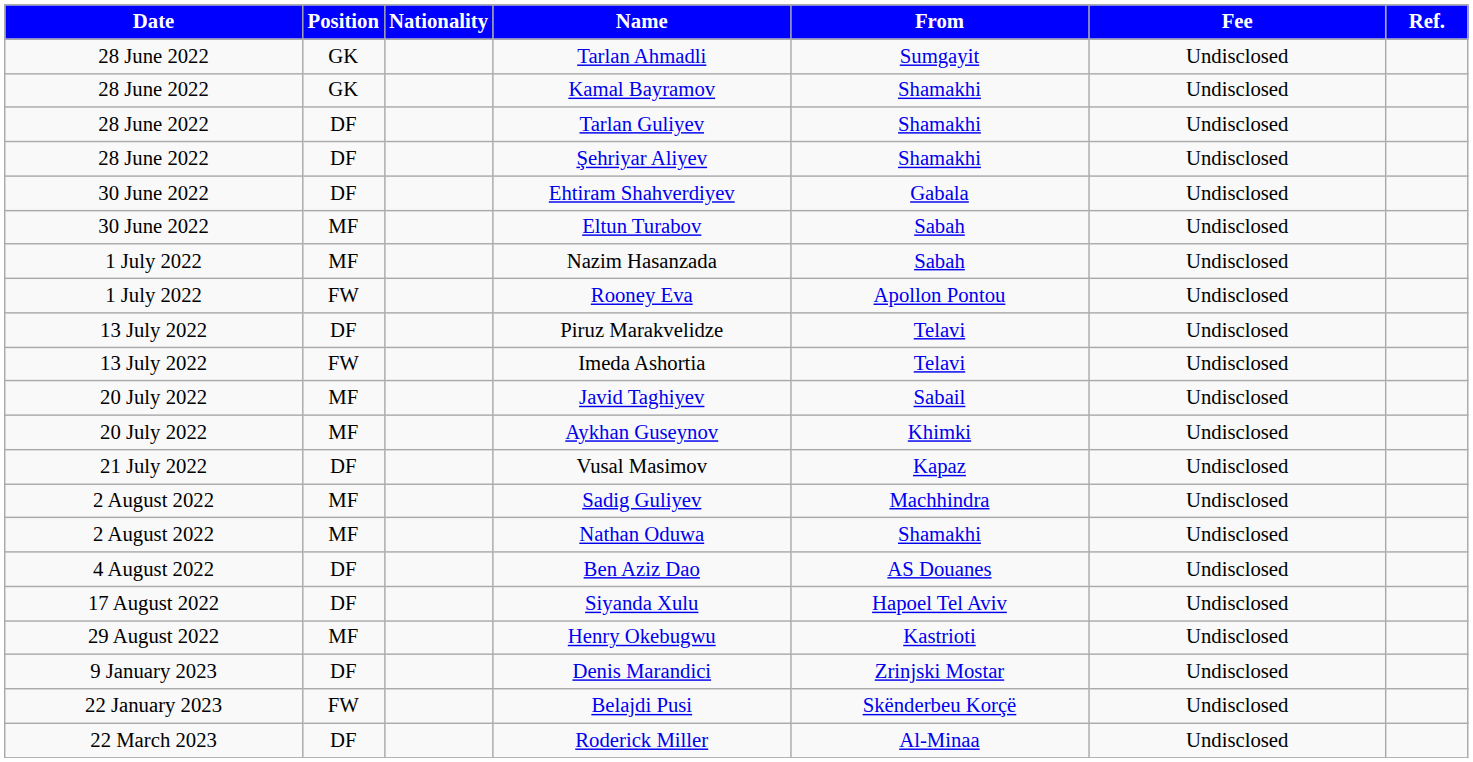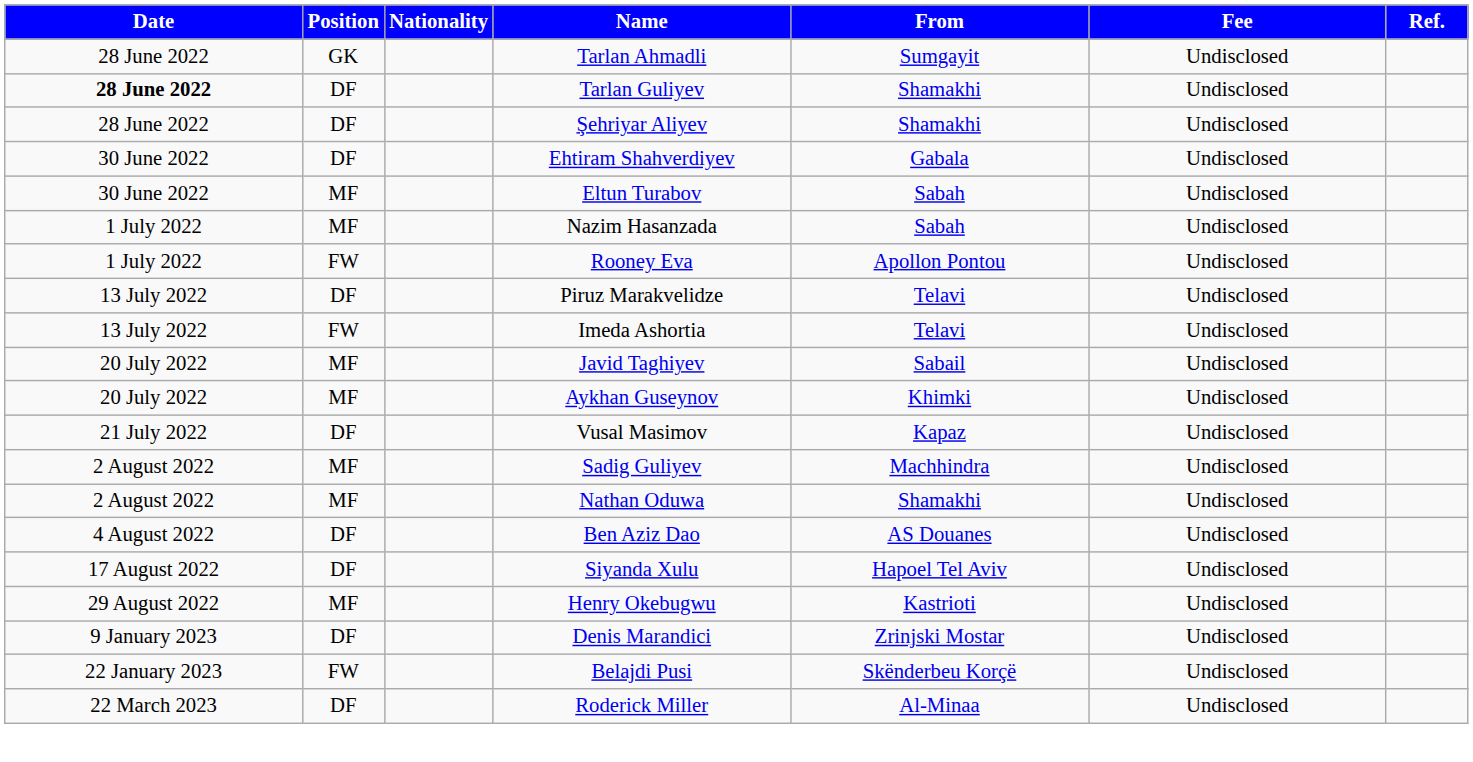- row: (642, 90)
(154, 124) normal -> (154, 90) bold
